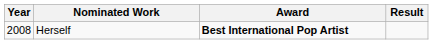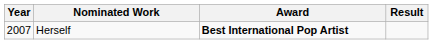(19, 30) 2008 -> (19, 30) 2007
